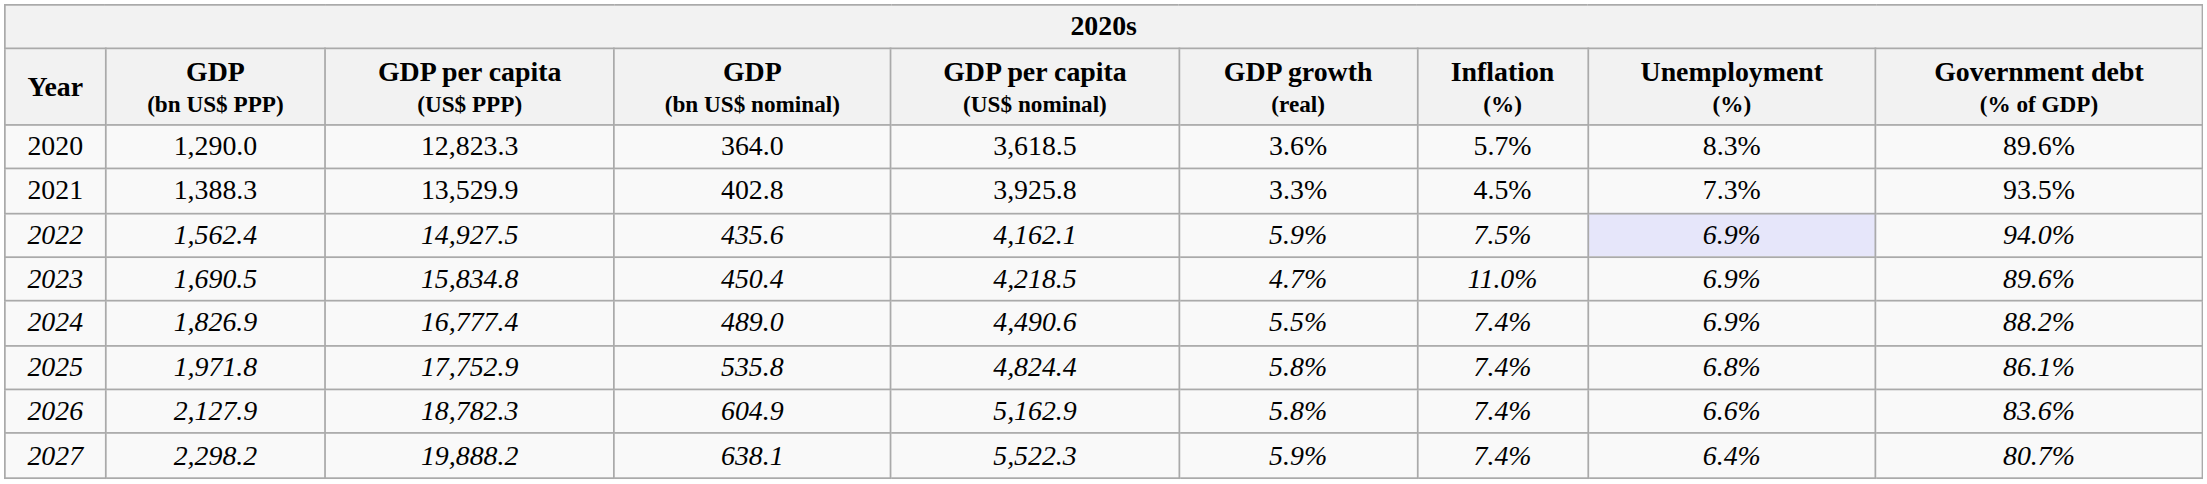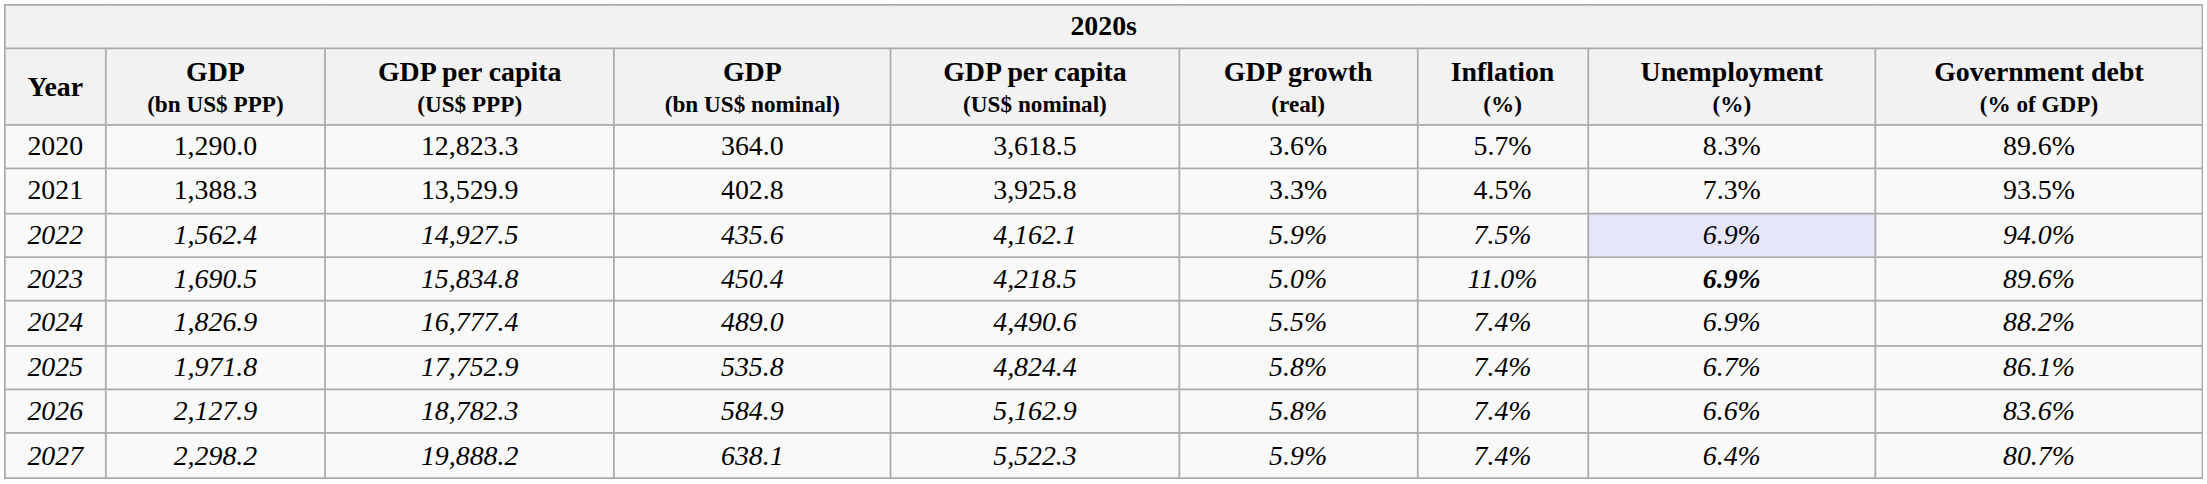(1298, 278) 4.7% -> (1298, 278) 5.0%
(1732, 278) normal -> (1732, 278) bold
(1732, 366) 6.8% -> (1732, 366) 6.7%
(752, 411) 604.9 -> (752, 411) 584.9
